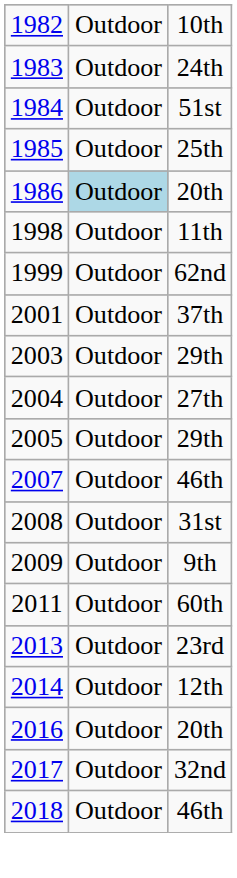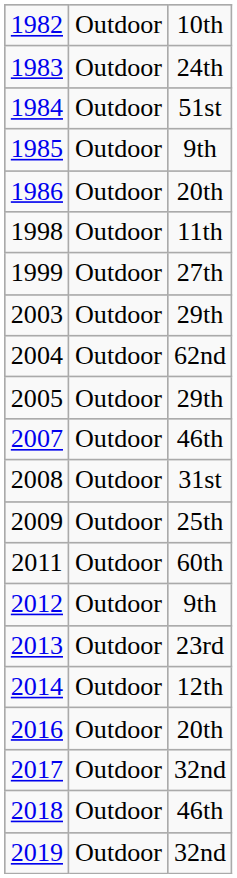(200, 149) 25th -> (200, 149) 9th
(118, 190) lightblue background -> (118, 190) no background
(200, 273) 62nd -> (200, 273) 27th
- row: (37, 314)
(200, 397) 27th -> (200, 356) 62nd
(200, 562) 9th -> (200, 521) 25th
+ row: (37, 604)
+ row: (37, 852)
